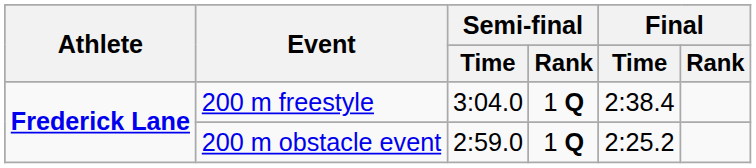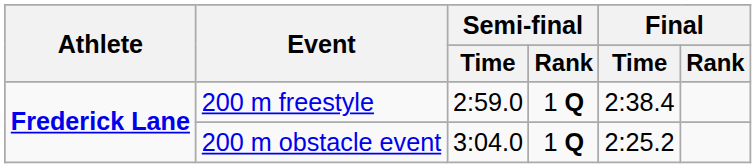(488, 103) 3:04.0 -> (488, 103) 2:59.0
(488, 142) 2:59.0 -> (488, 142) 3:04.0
